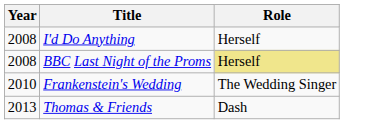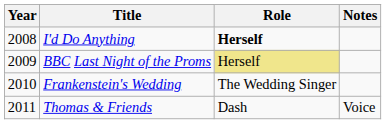+ column: (360, 15)
(239, 38) normal -> (240, 38) bold
(22, 61) 2008 -> (22, 61) 2009
(22, 107) 2013 -> (22, 107) 2011
